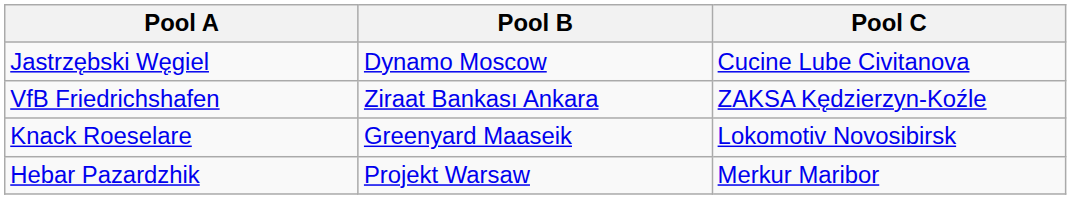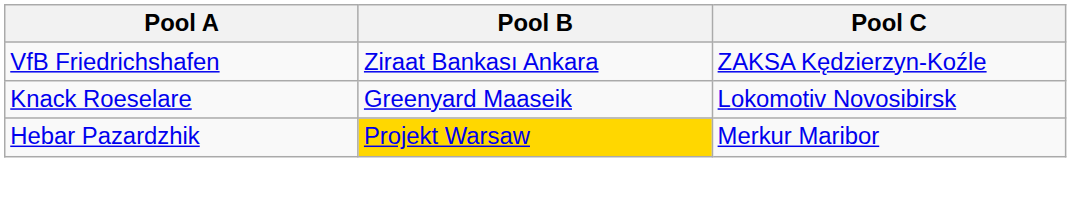- row: (110, 61)
(447, 174) no background -> (447, 136) gold background
